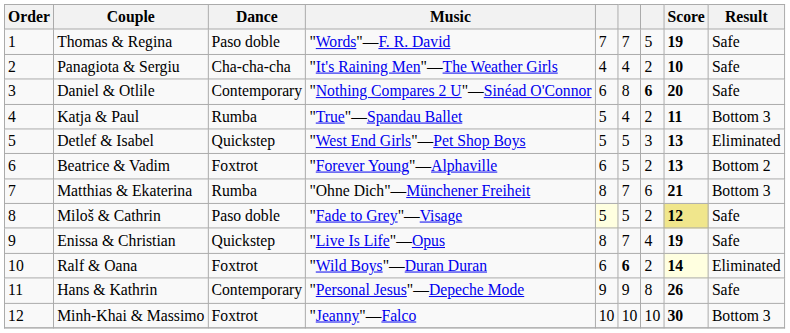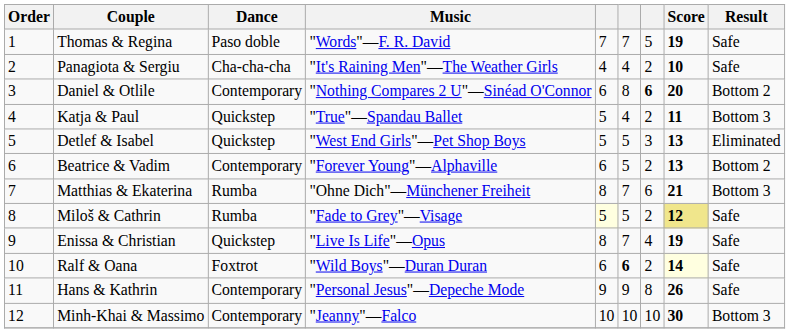(726, 91) Safe -> (741, 91) Bottom 2
(234, 116) Rumba -> (243, 116) Quickstep
(235, 166) Foxtrot -> (257, 166) Contemporary
(246, 215) Paso doble -> (234, 215) Rumba
(746, 265) Eliminated -> (726, 265) Safe
(235, 315) Foxtrot -> (257, 315) Contemporary
